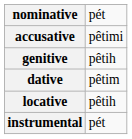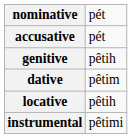(106, 36) pêtimi -> (97, 36) pét
(97, 123) pét -> (106, 123) pêtimi
